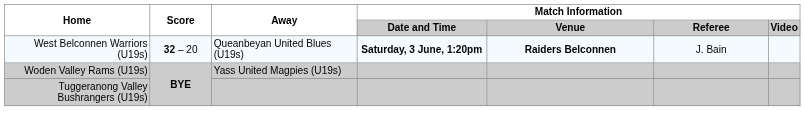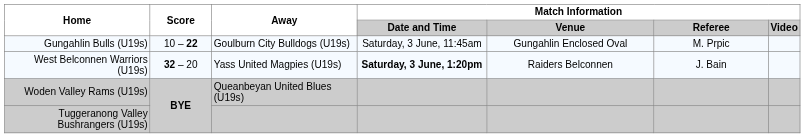+ row: (96, 43)
(273, 49) Queanbeyan United Blues (U19s) -> (278, 65) Yass United Magpies (U19s)
(570, 49) bold -> (570, 65) normal
(277, 70) Yass United Magpies (U19s) -> (273, 92) Queanbeyan United Blues (U19s)
